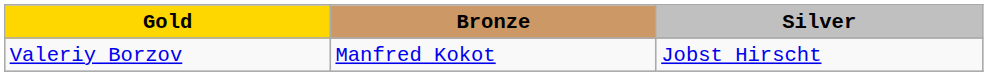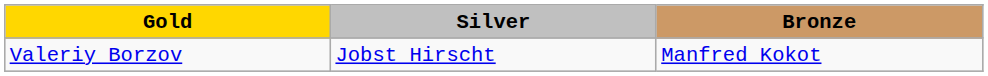columns swapped: (819, 22) <-> (493, 22)
